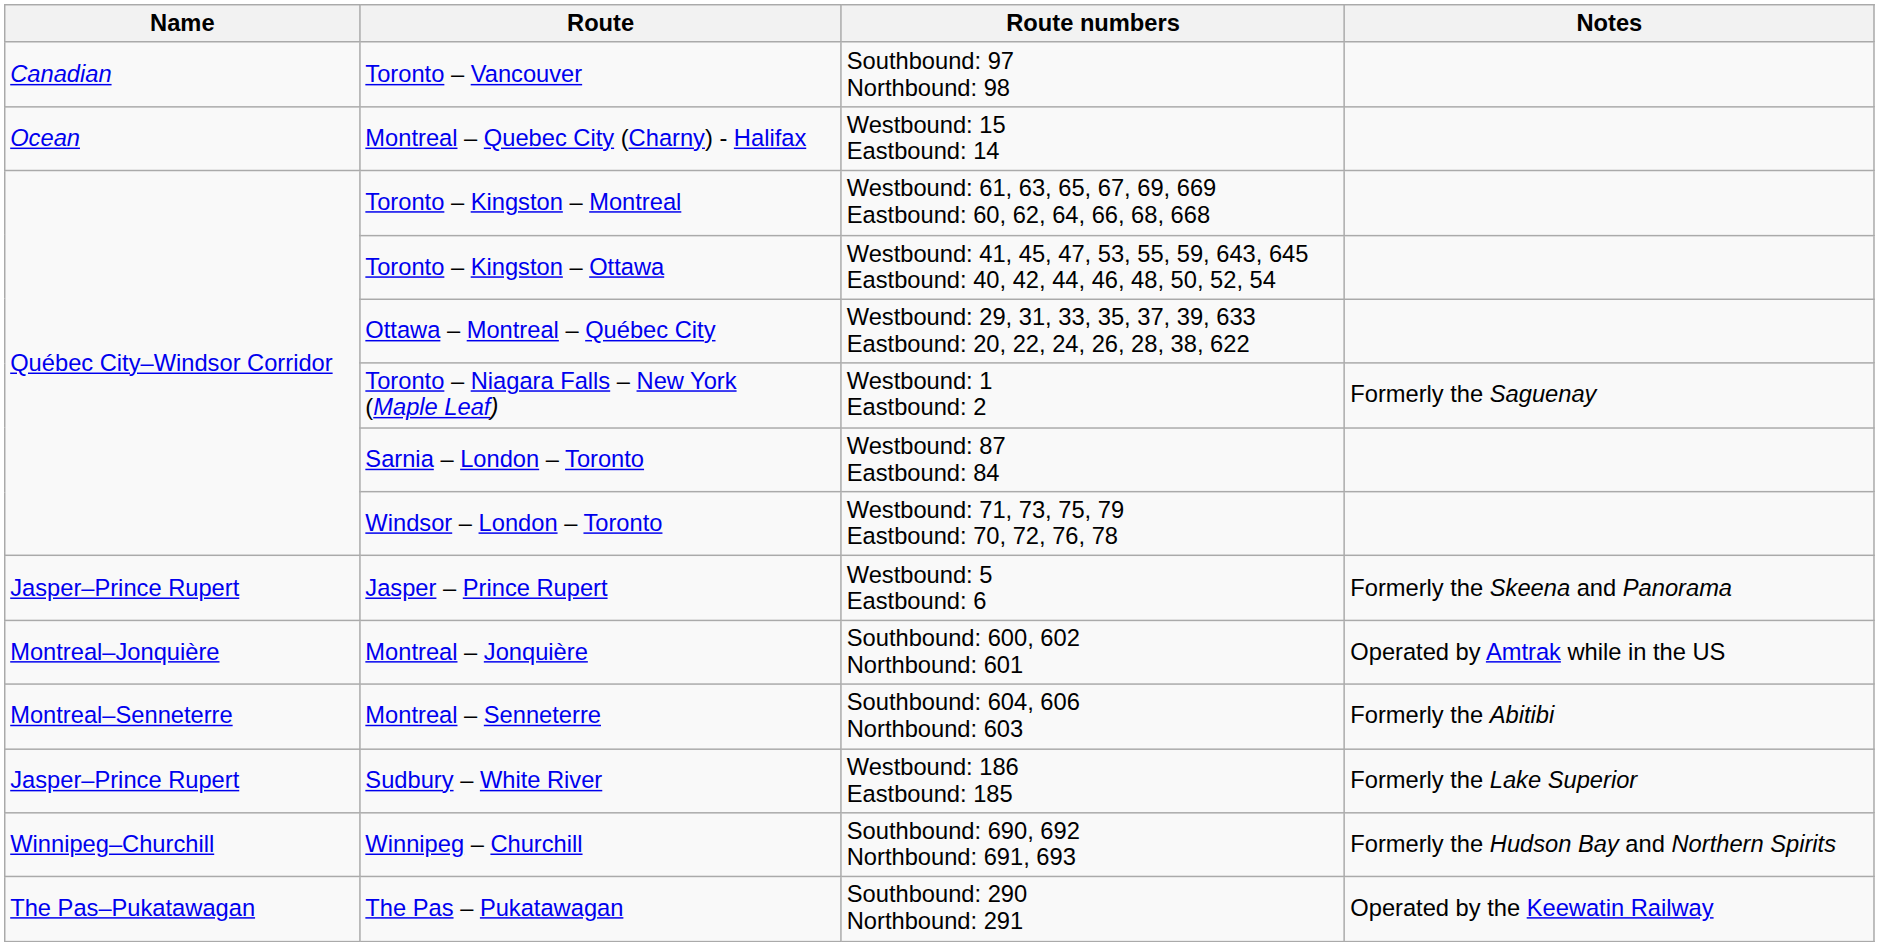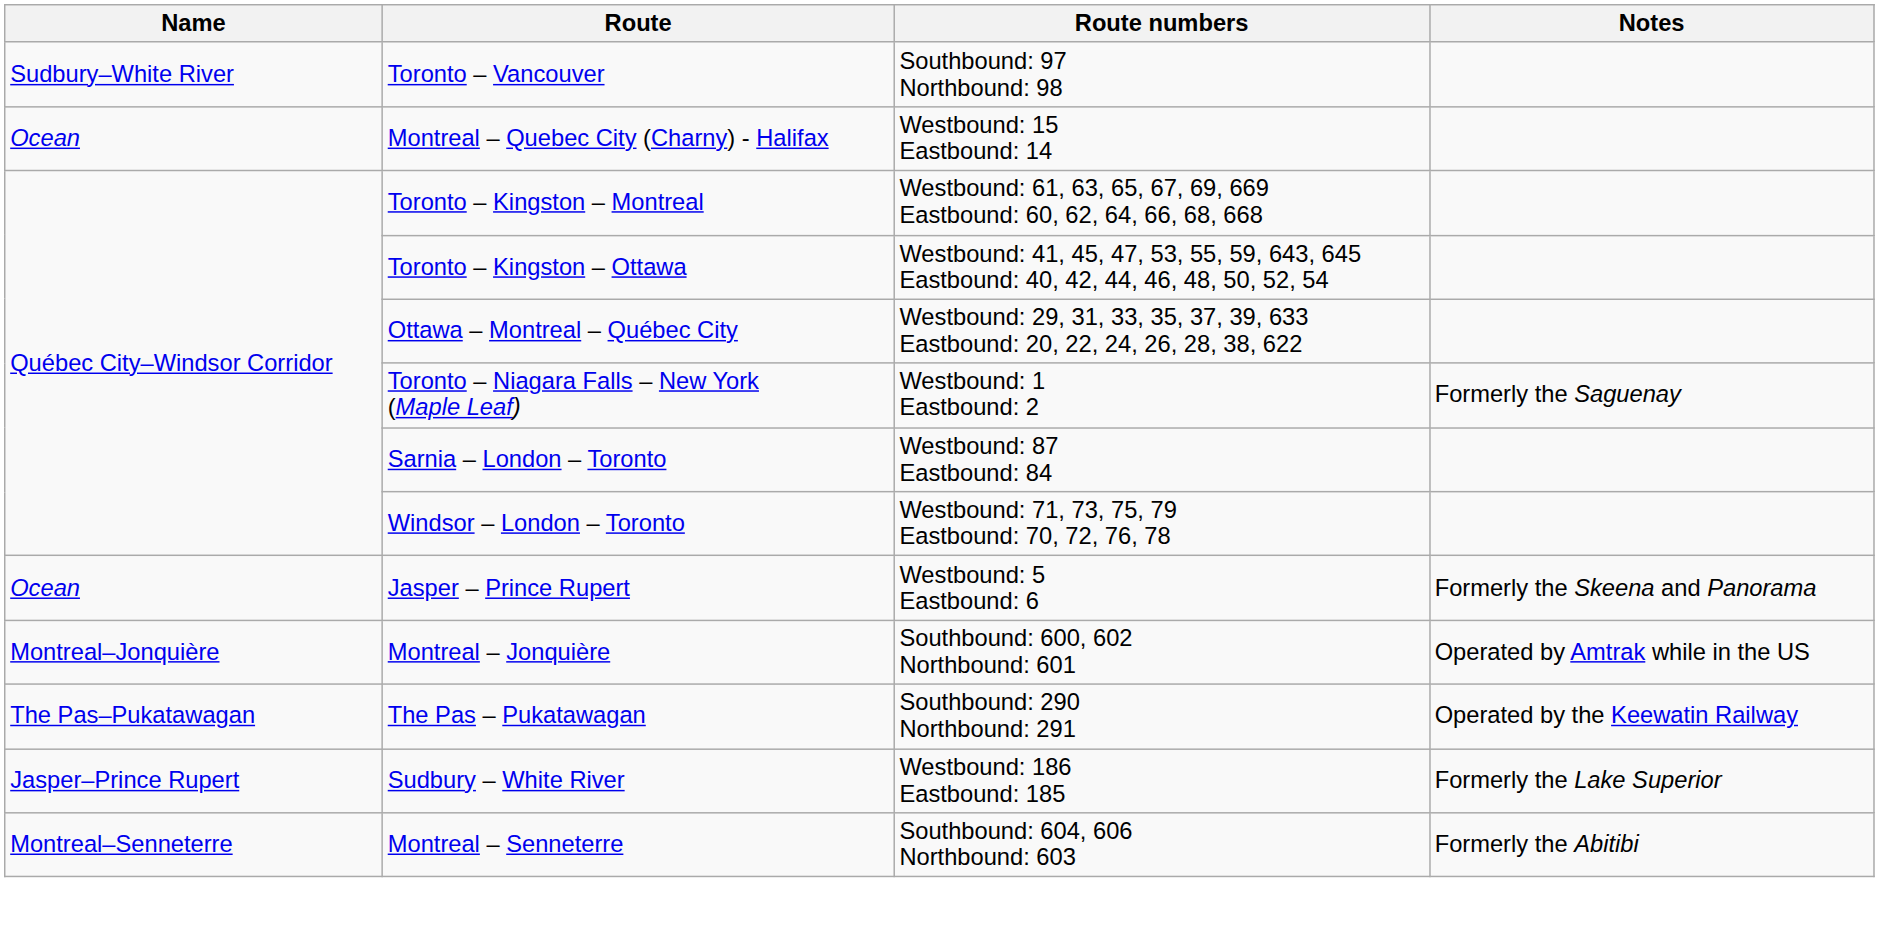(61, 74) Canadian -> (122, 74) Sudbury–White River
(125, 587) Jasper–Prince Rupert -> (45, 587) Ocean
rows swapped: (483, 716) <-> (494, 908)
- row: (474, 844)
